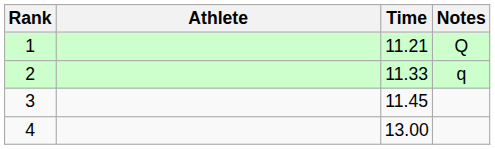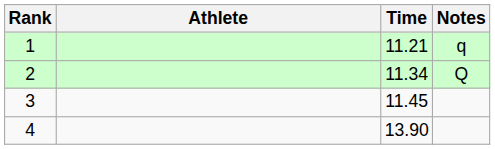(461, 46) Q -> (461, 46) q
(407, 74) 11.33 -> (407, 74) 11.34
(461, 74) q -> (461, 74) Q
(407, 130) 13.00 -> (407, 130) 13.90
